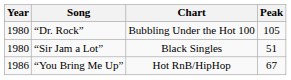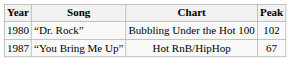(272, 30) 105 -> (272, 30) 102
- row: (69, 48)
(18, 65) 1986 -> (18, 48) 1987
